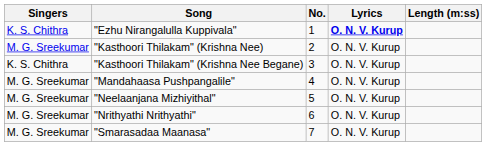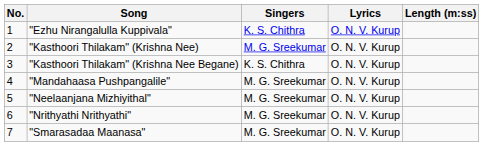columns swapped: (317, 13) <-> (48, 13)
(367, 30) bold -> (365, 30) normal
